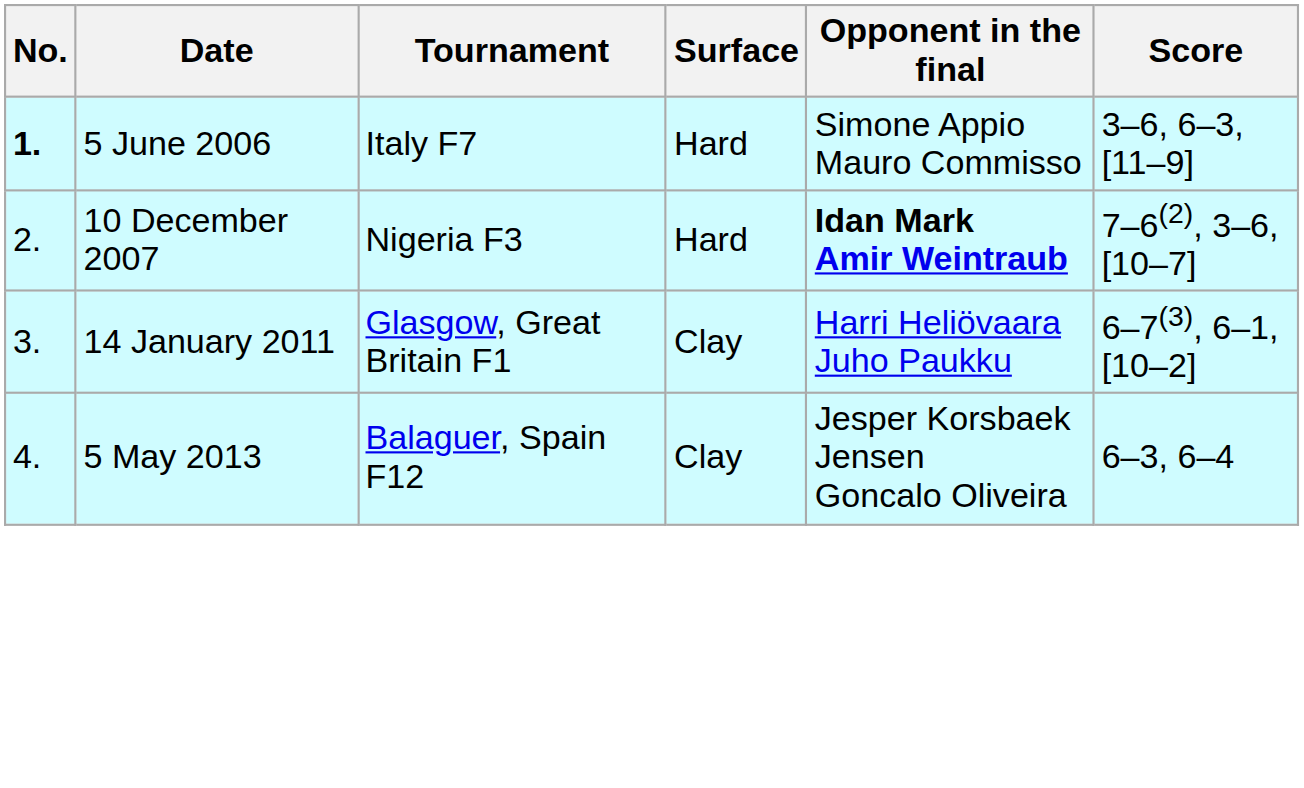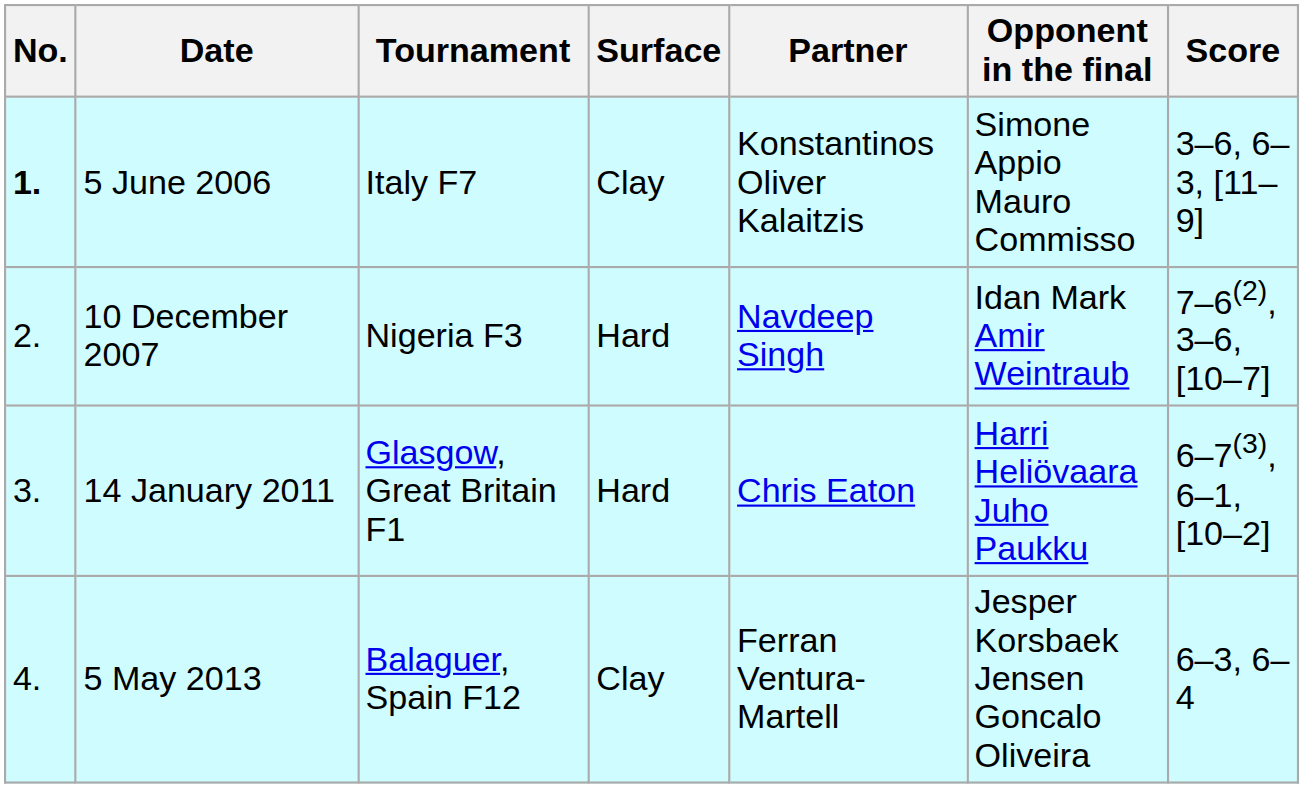+ column: (848, 50)
(711, 143) Hard -> (630, 181) Clay
(941, 240) bold -> (1052, 335) normal
(708, 341) Clay -> (633, 490) Hard
